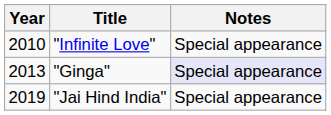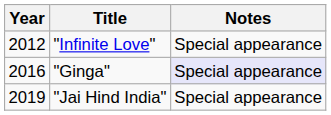(27, 44) 2010 -> (27, 44) 2012
(27, 71) 2013 -> (27, 71) 2016
